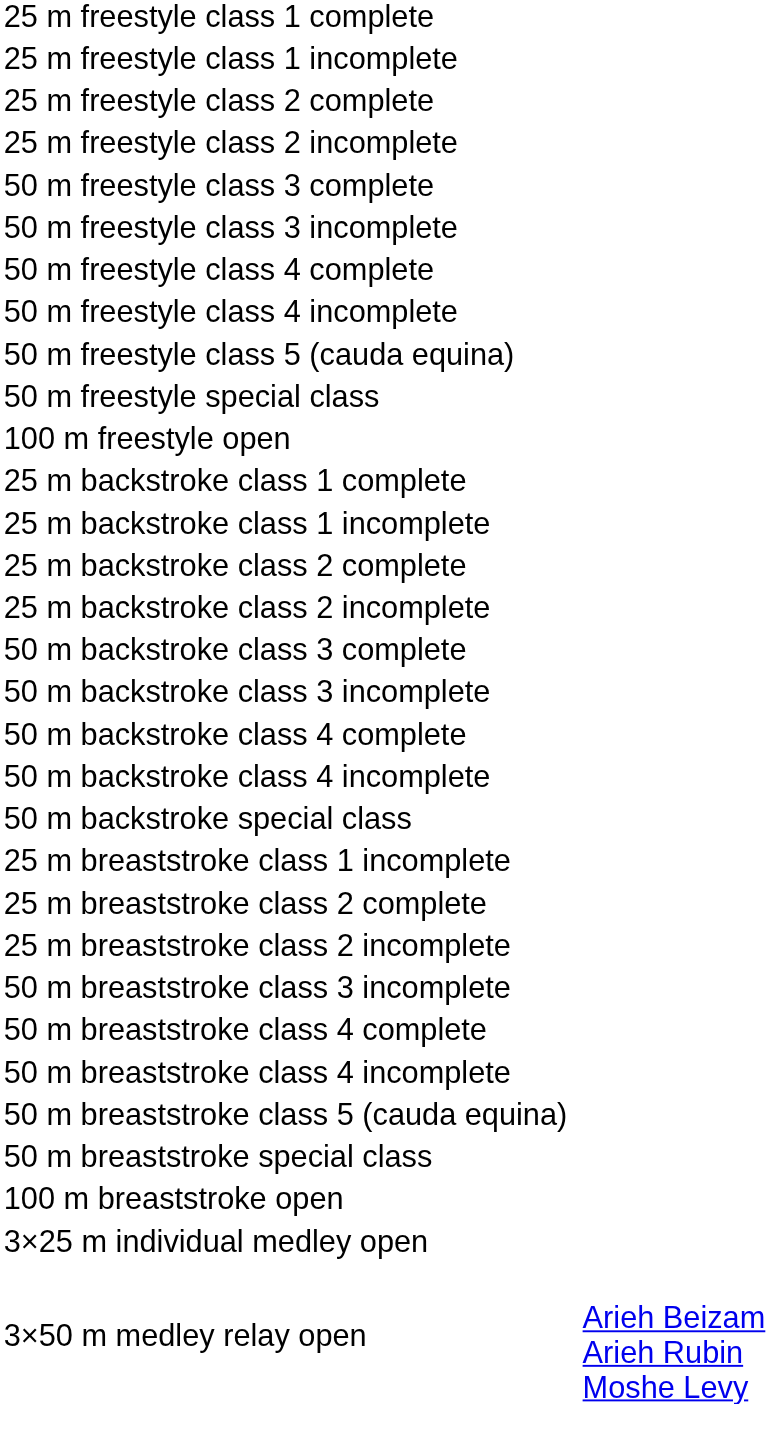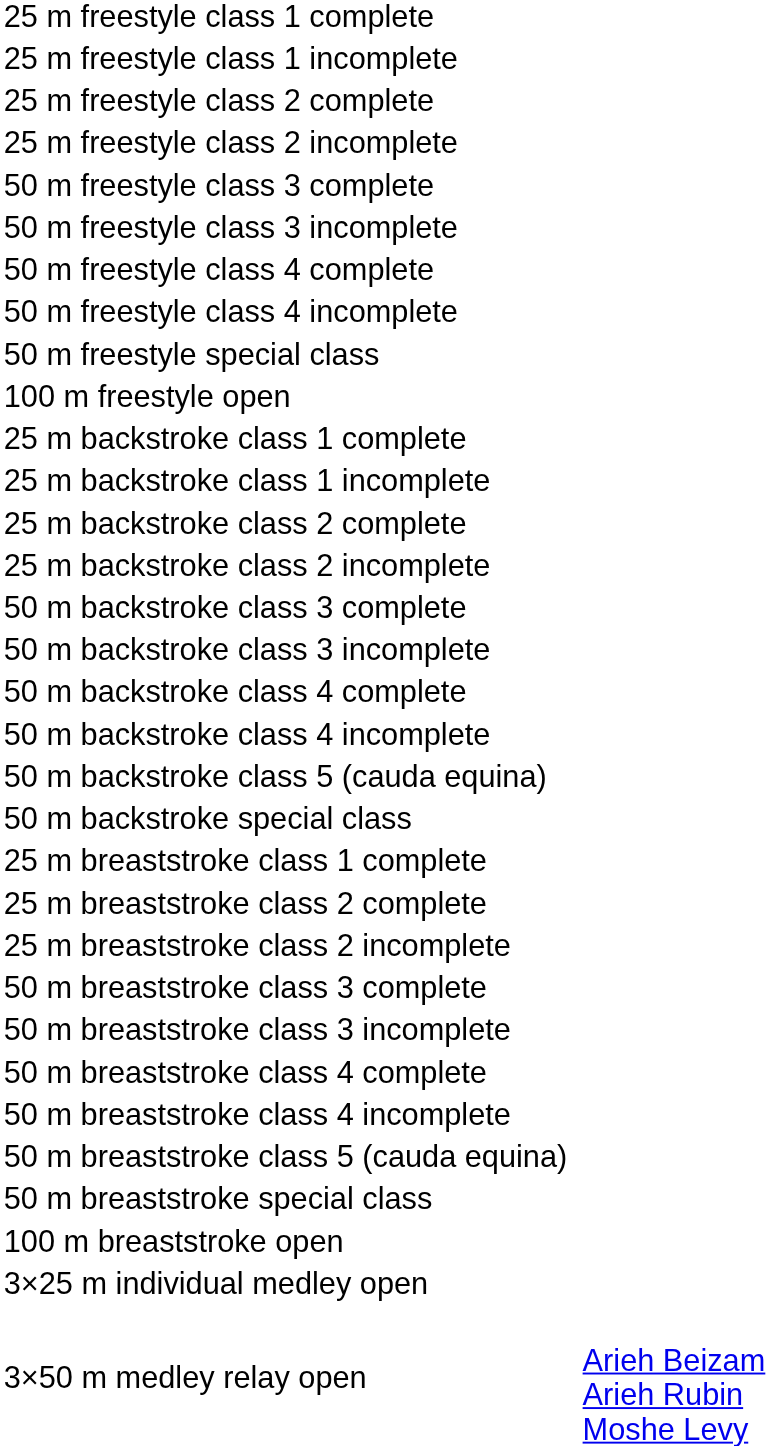- row: (259, 354)
+ row: (275, 776)
+ row: (245, 861)
- row: (257, 861)
+ row: (245, 988)
